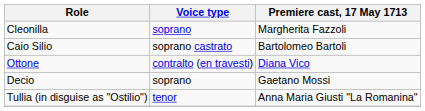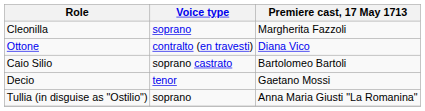rows swapped: (23, 64) <-> (29, 47)
(172, 81) soprano -> (165, 81) tenor
(165, 98) tenor -> (172, 98) soprano
